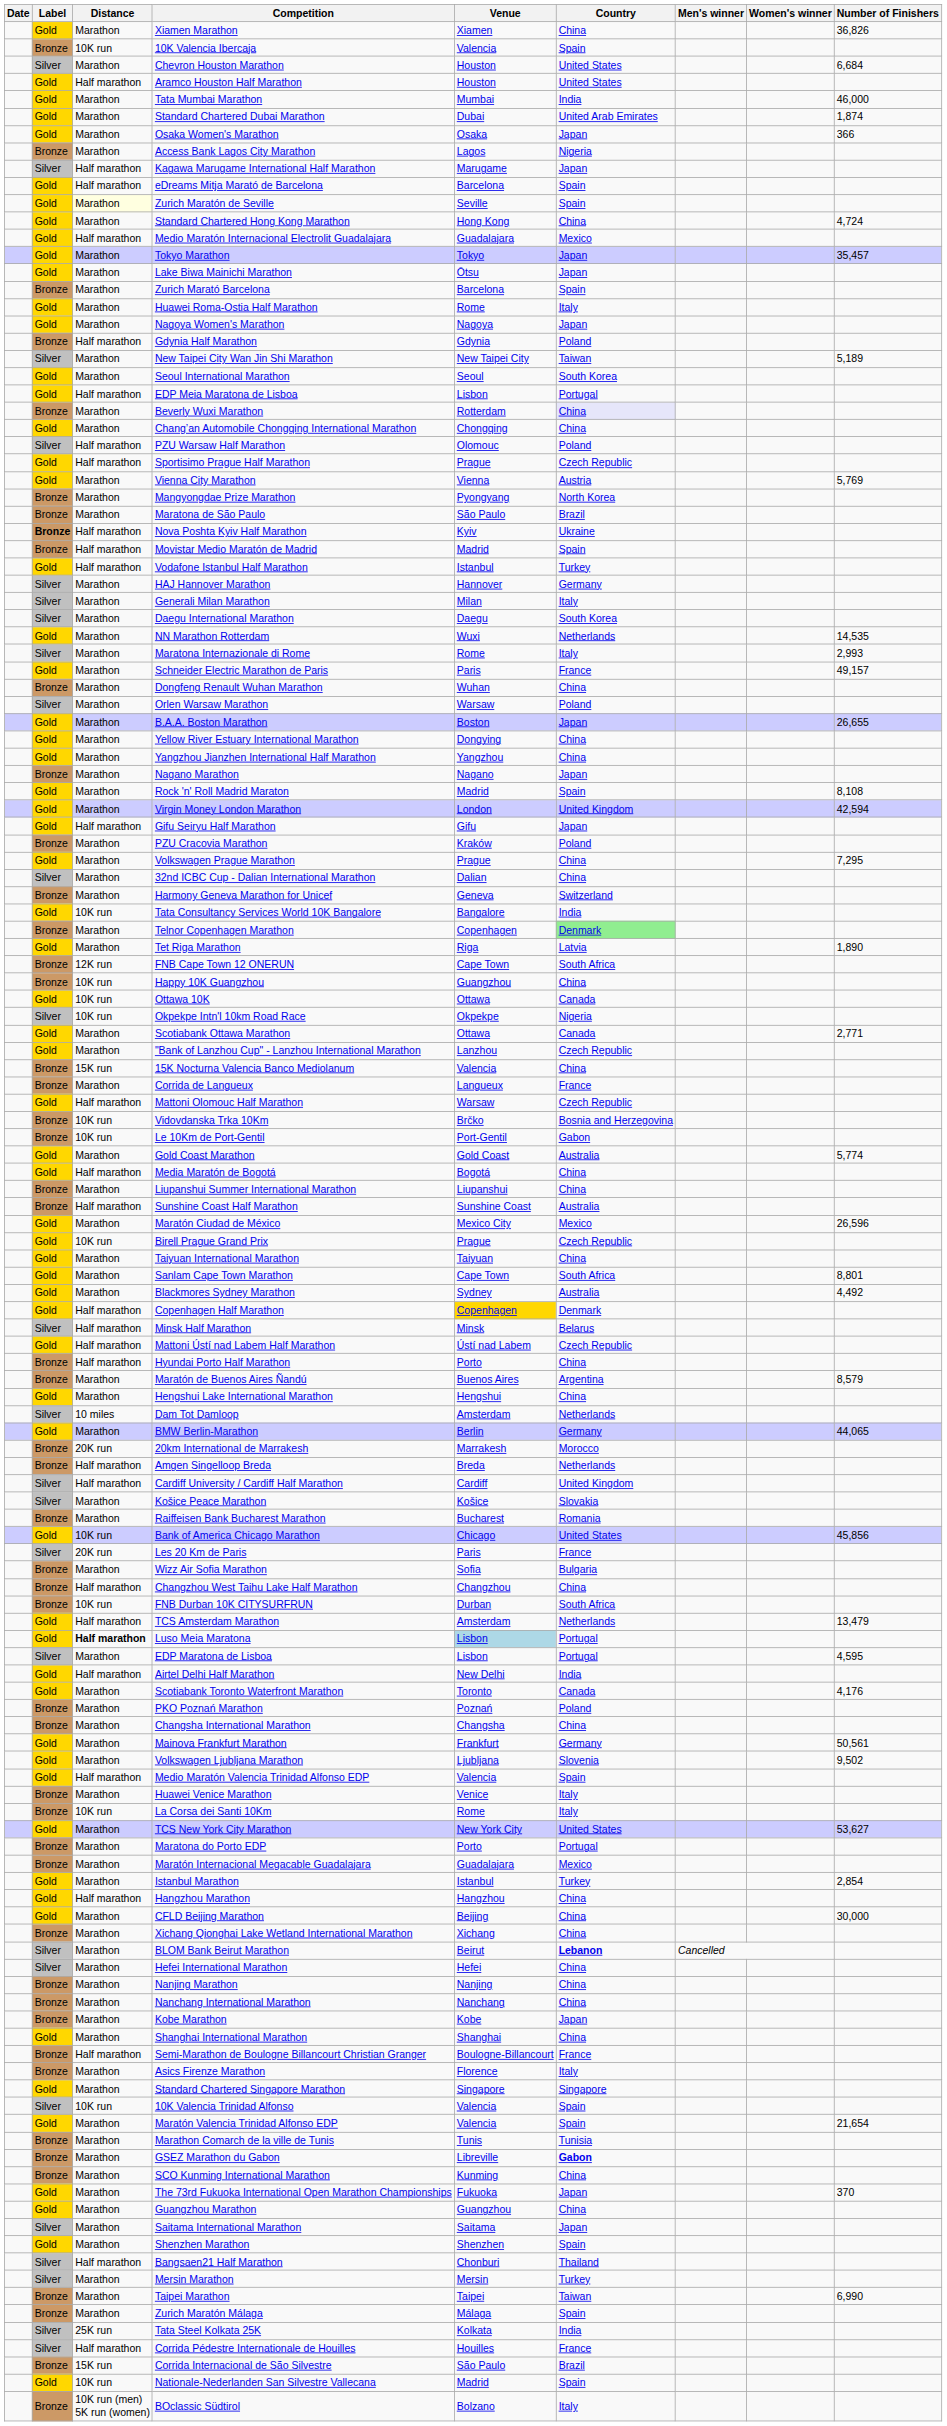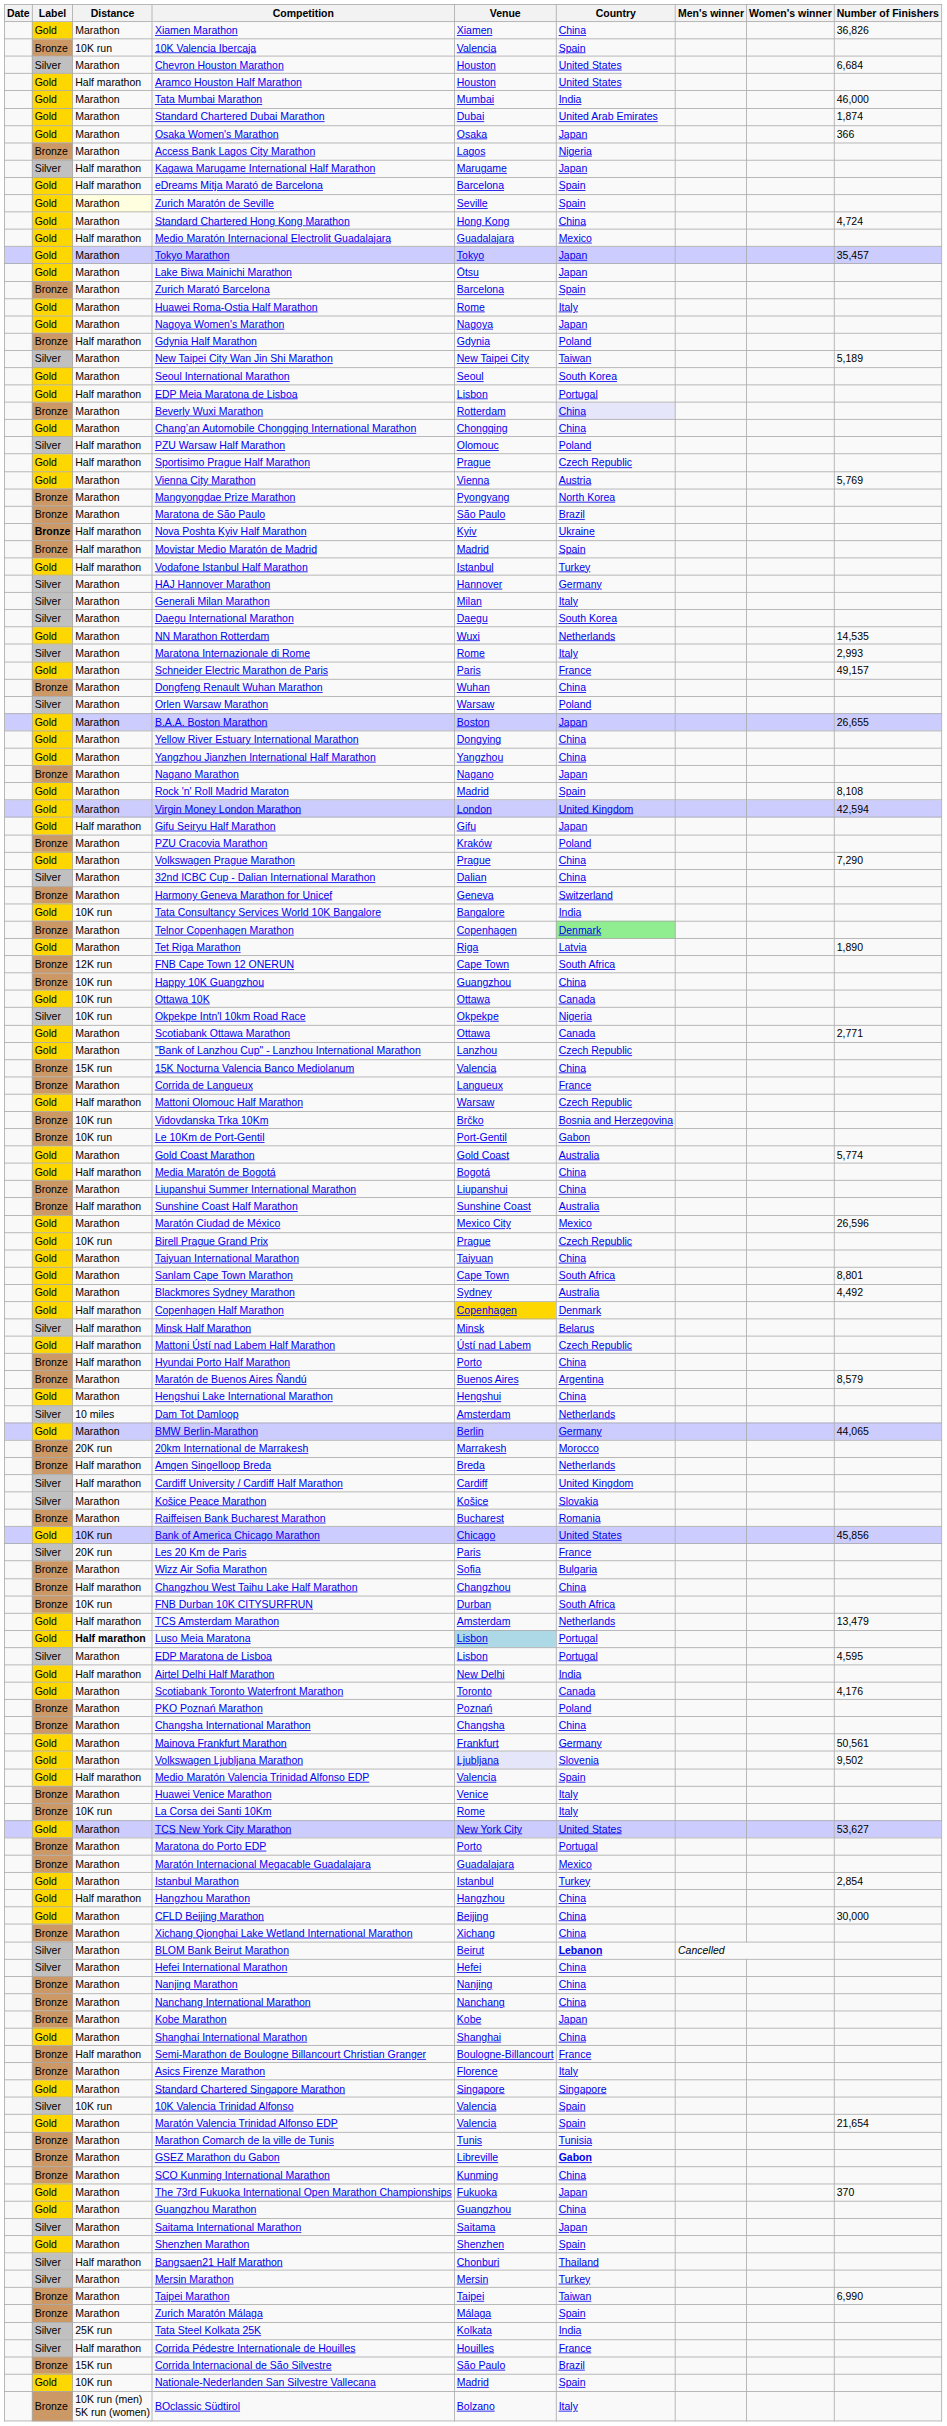(850, 860) 7,295 -> (850, 860) 7,290
(478, 1760) no background -> (478, 1760) lavender background
